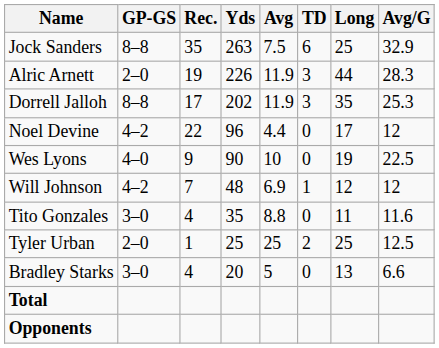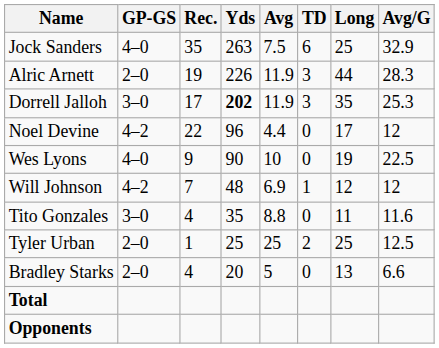(135, 46) 8–8 -> (135, 46) 4–0
(135, 103) 8–8 -> (135, 103) 3–0
(239, 103) normal -> (239, 103) bold
(135, 272) 3–0 -> (135, 272) 2–0
